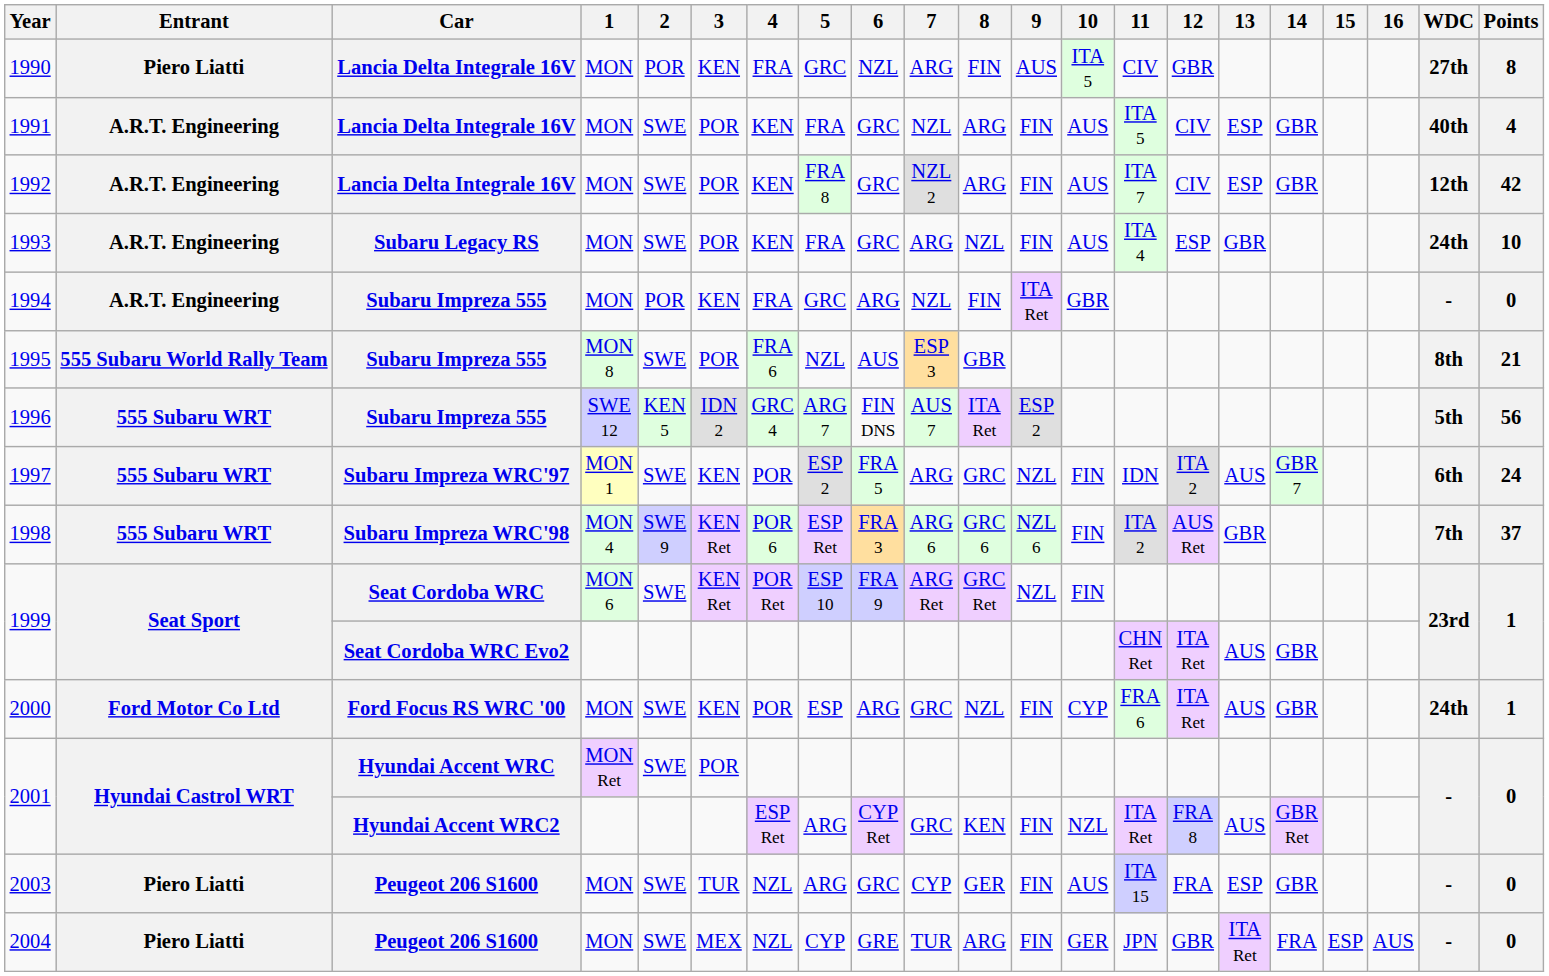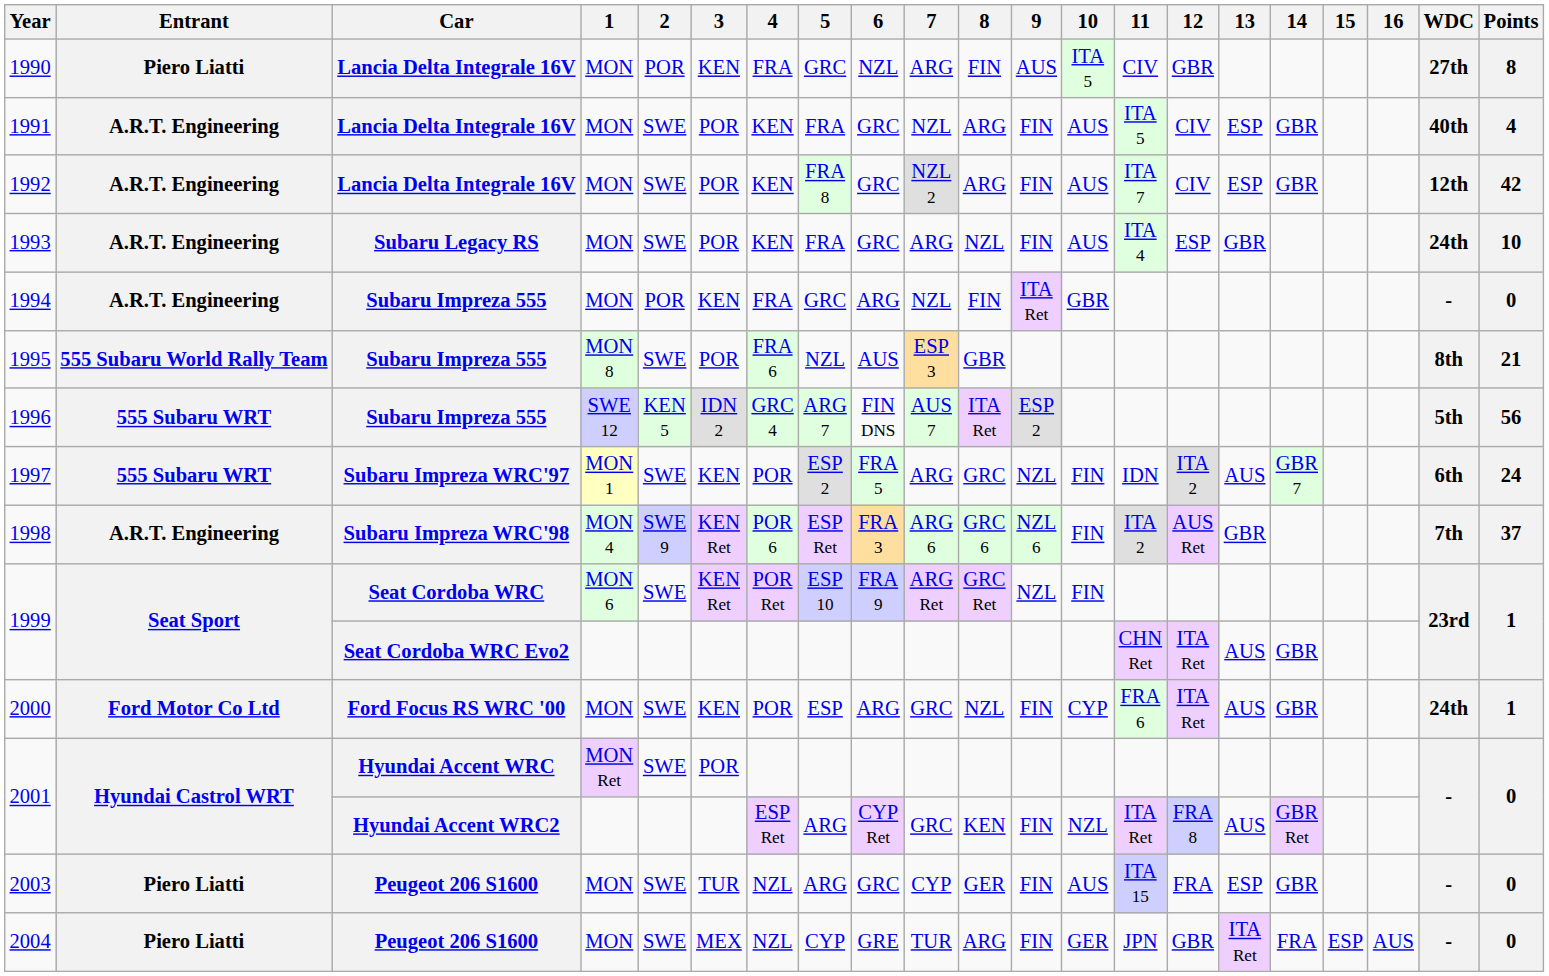(194, 534) 555 Subaru WRT -> (194, 534) A.R.T. Engineering
